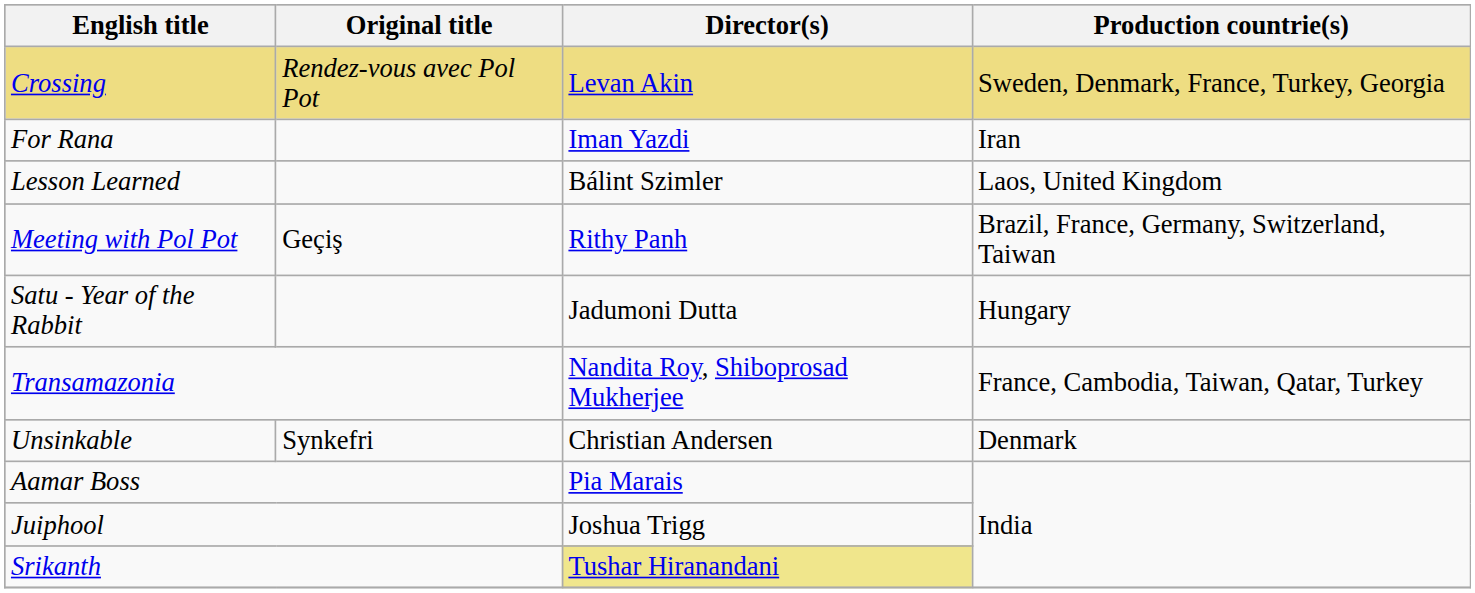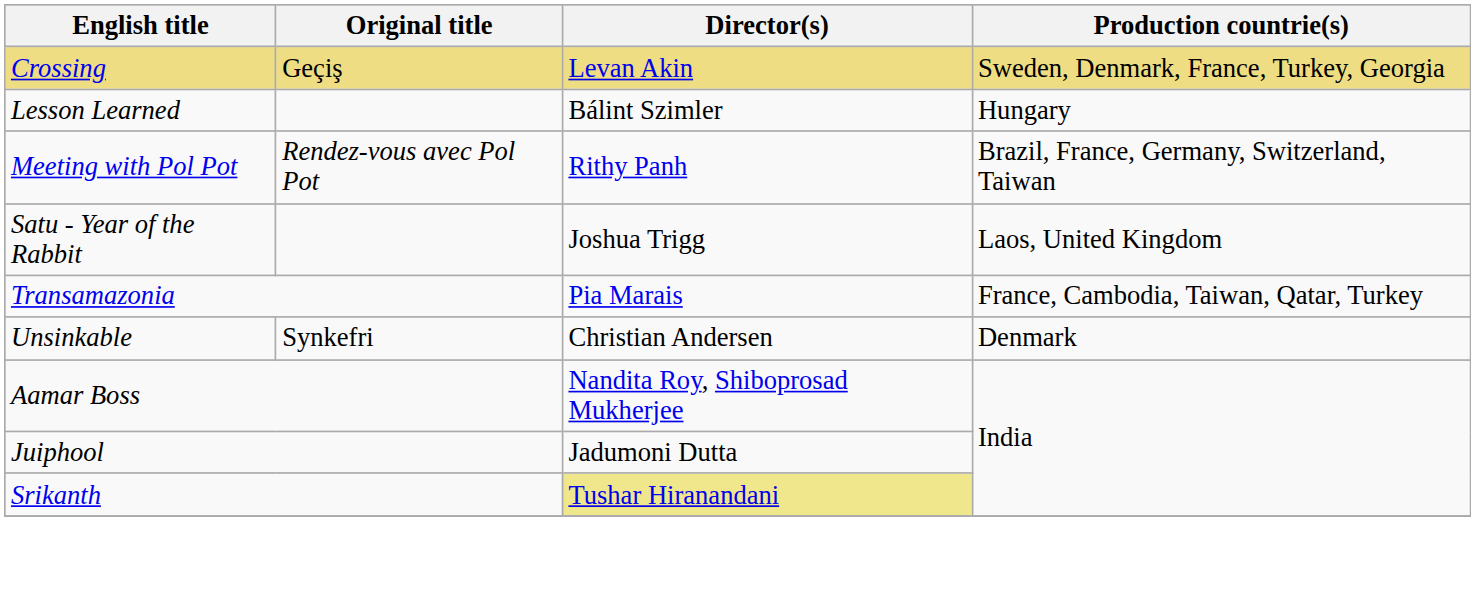(399, 82) Rendez-vous avec Pol Pot -> (312, 67) Geçiş
- row: (62, 139)
(1100, 181) Laos, United Kingdom -> (1024, 109) Hungary
(312, 238) Geçiş -> (399, 166) Rendez-vous avec Pol Pot
(653, 310) Jadumoni Dutta -> (637, 238) Joshua Trigg
(1024, 310) Hungary -> (1100, 238) Laos, United Kingdom
(708, 382) Nandita Roy, Shiboprosad Mukherjee -> (626, 295) Pia Marais
(626, 482) Pia Marais -> (708, 395) Nandita Roy, Shiboprosad Mukherjee
(637, 524) Joshua Trigg -> (653, 452) Jadumoni Dutta
